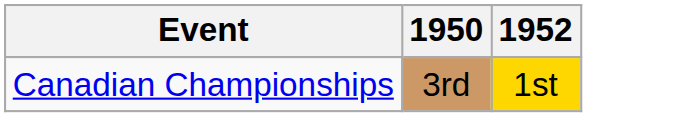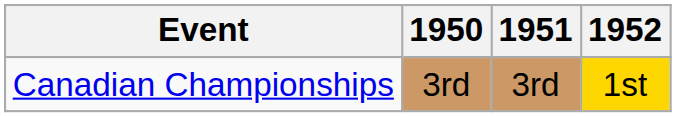+ column: (536, 30)
